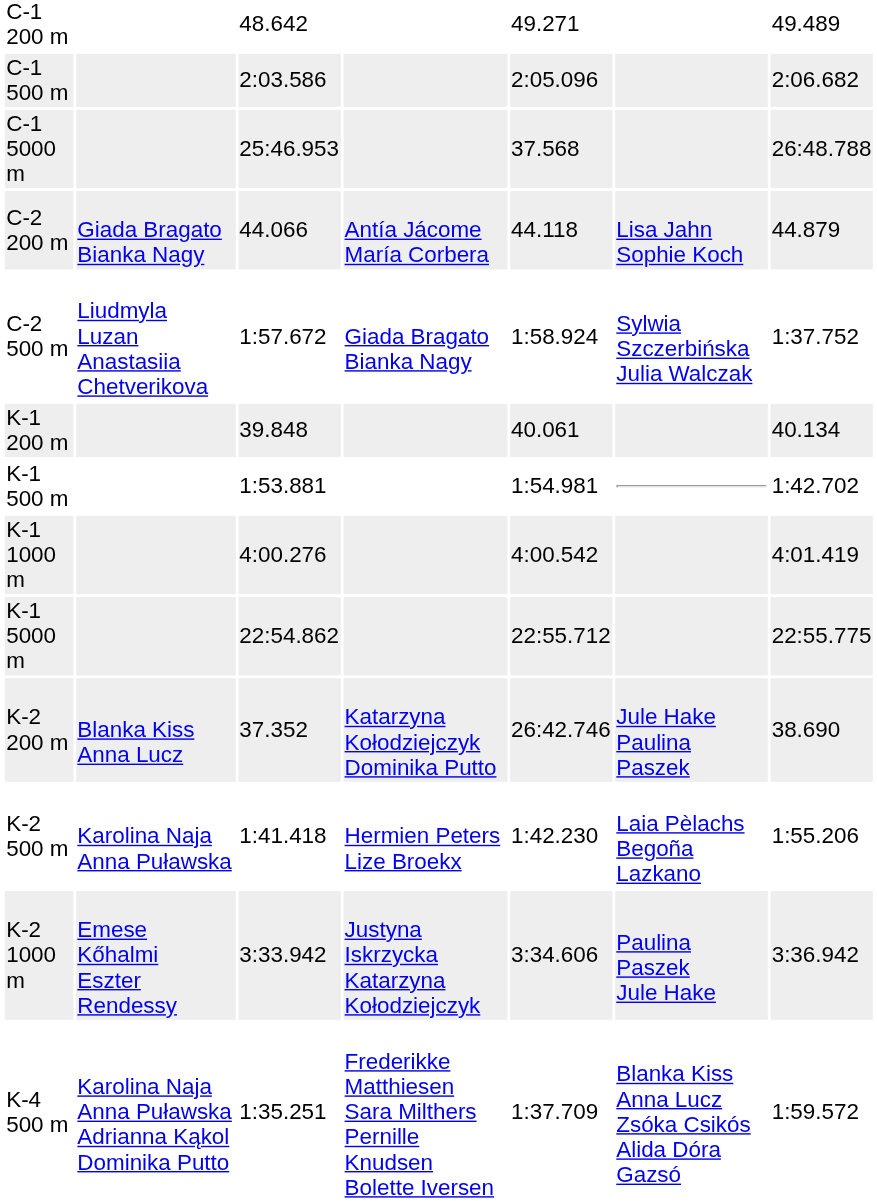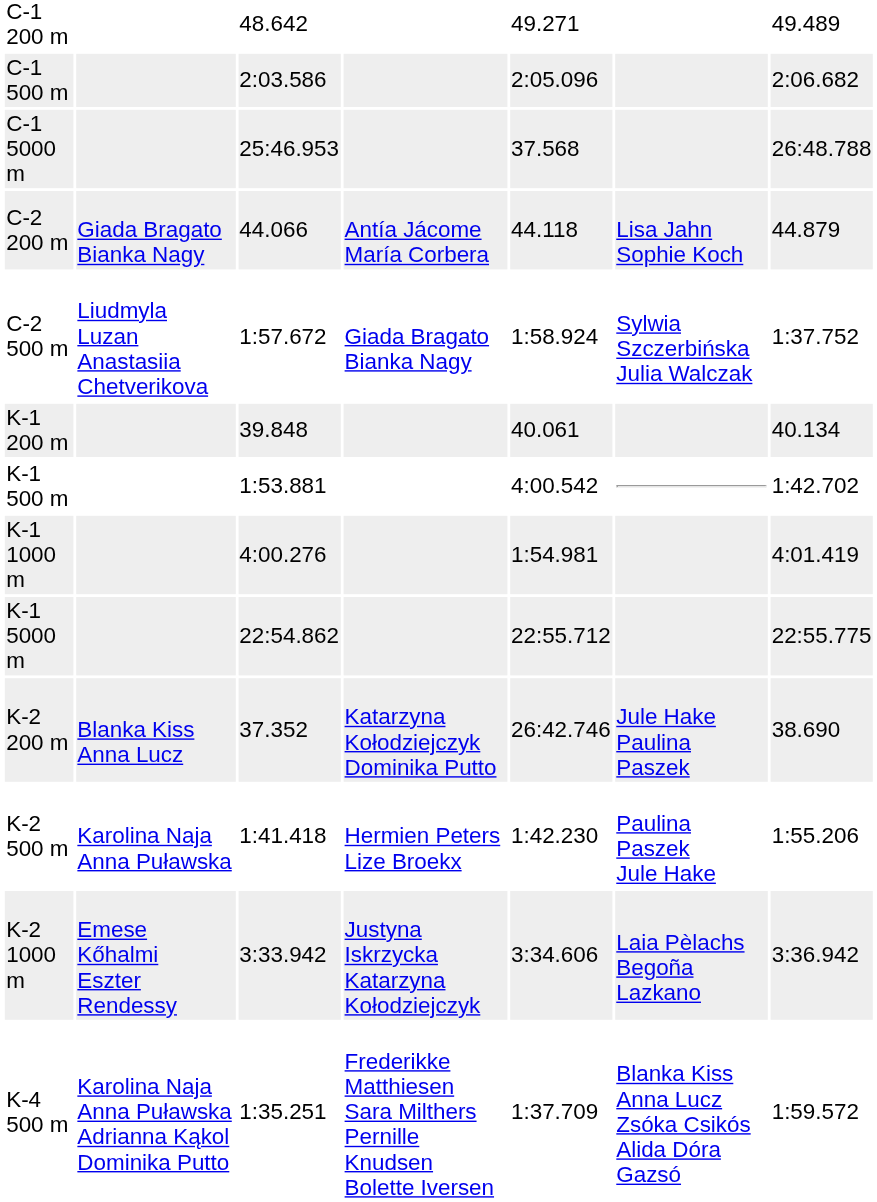(555, 486) 1:54.981 -> (555, 486) 4:00.542
(555, 554) 4:00.542 -> (555, 554) 1:54.981
(680, 848) Laia Pèlachs Begoña Lazkano -> (666, 848) Paulina Paszek Jule Hake
(666, 967) Paulina Paszek Jule Hake -> (680, 967) Laia Pèlachs Begoña Lazkano
